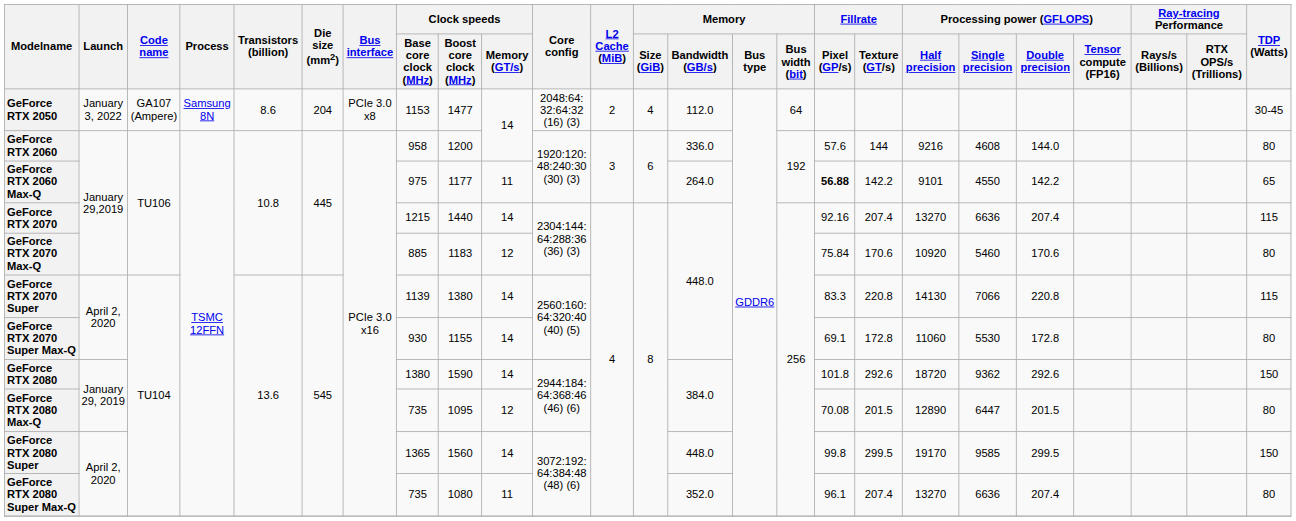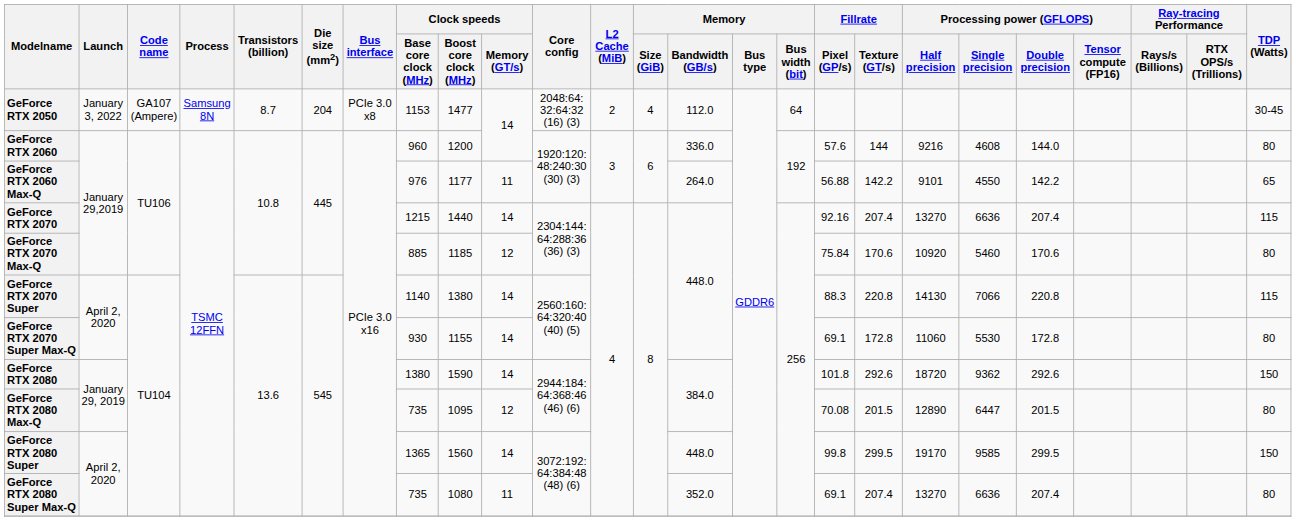(268, 109) 8.6 -> (268, 109) 8.7
(418, 145) 958 -> (418, 145) 960
(418, 182) 975 -> (418, 182) 976
(835, 182) bold -> (835, 182) normal
(460, 254) 1183 -> (460, 254) 1185
(418, 296) 1139 -> (418, 296) 1140
(835, 296) 83.3 -> (835, 296) 88.3
(835, 494) 96.1 -> (835, 494) 69.1
